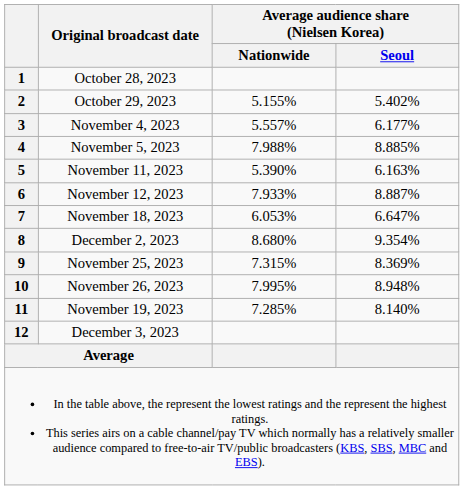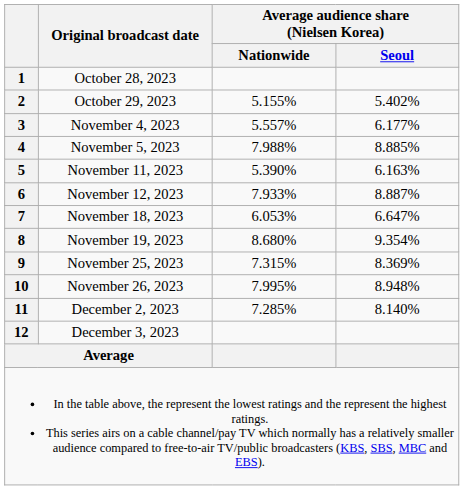(125, 240) December 2, 2023 -> (125, 240) November 19, 2023
(125, 309) November 19, 2023 -> (125, 309) December 2, 2023
